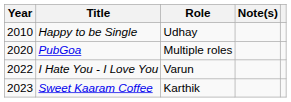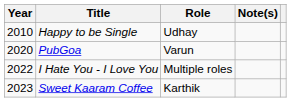(198, 50) Multiple roles -> (179, 50) Varun
(179, 69) Varun -> (198, 69) Multiple roles
